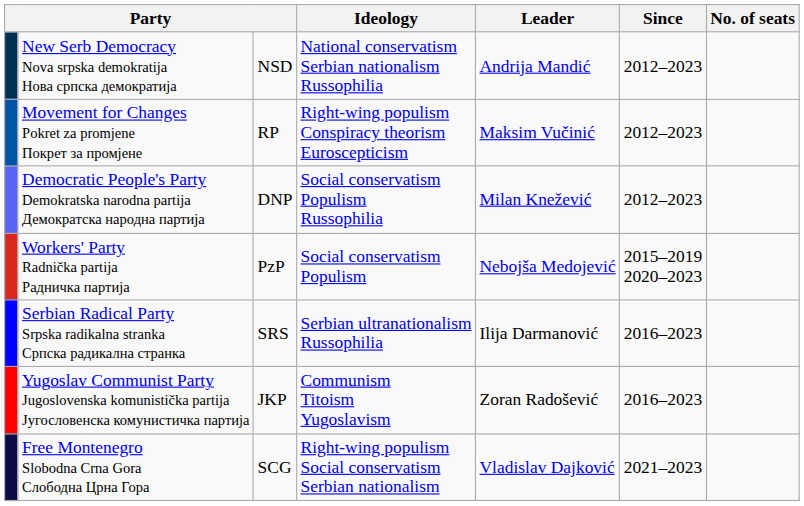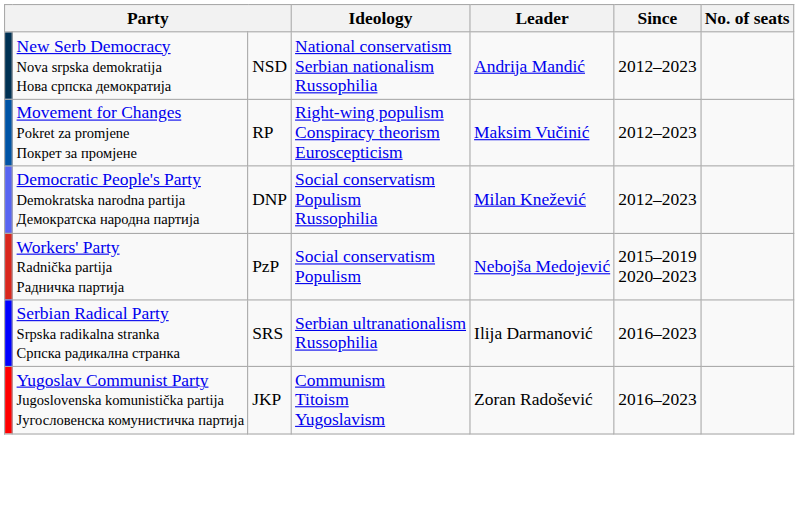- row: (86, 467)
